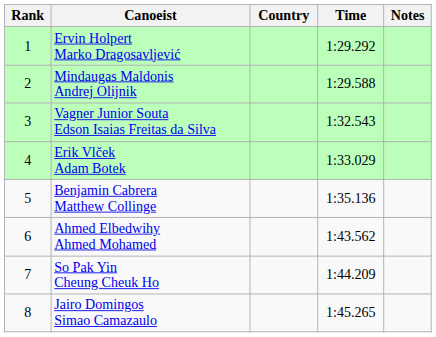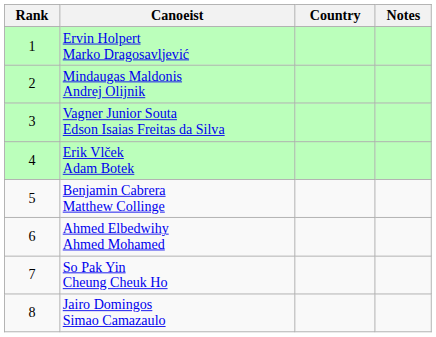- column: (351, 15)
